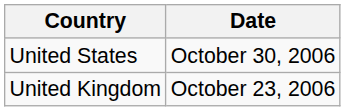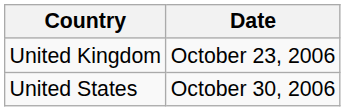rows swapped: (85, 88) <-> (73, 55)
